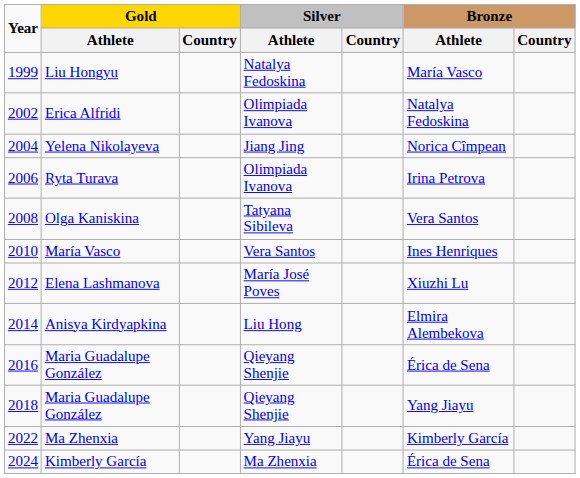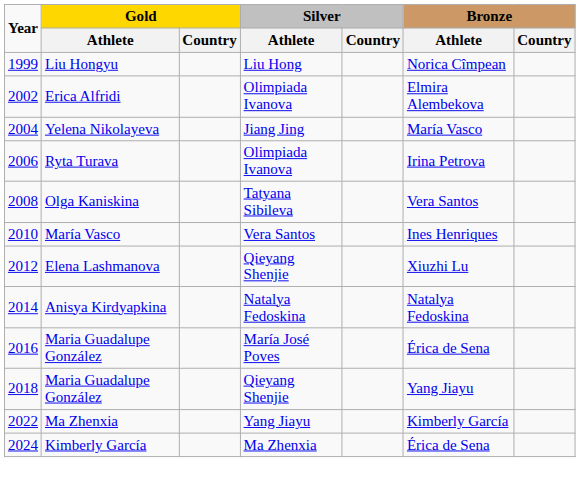(275, 72) Natalya Fedoskina -> (273, 64) Liu Hong
(445, 72) María Vasco -> (456, 64) Norica Cîmpean
(438, 113) Natalya Fedoskina -> (445, 96) Elmira Alembekova
(456, 145) Norica Cîmpean -> (445, 128) María Vasco
(276, 283) María José Poves -> (269, 266) Qieyang Shenjie
(273, 324) Liu Hong -> (275, 307) Natalya Fedoskina
(445, 324) Elmira Alembekova -> (438, 307) Natalya Fedoskina
(269, 364) Qieyang Shenjie -> (276, 348) María José Poves
